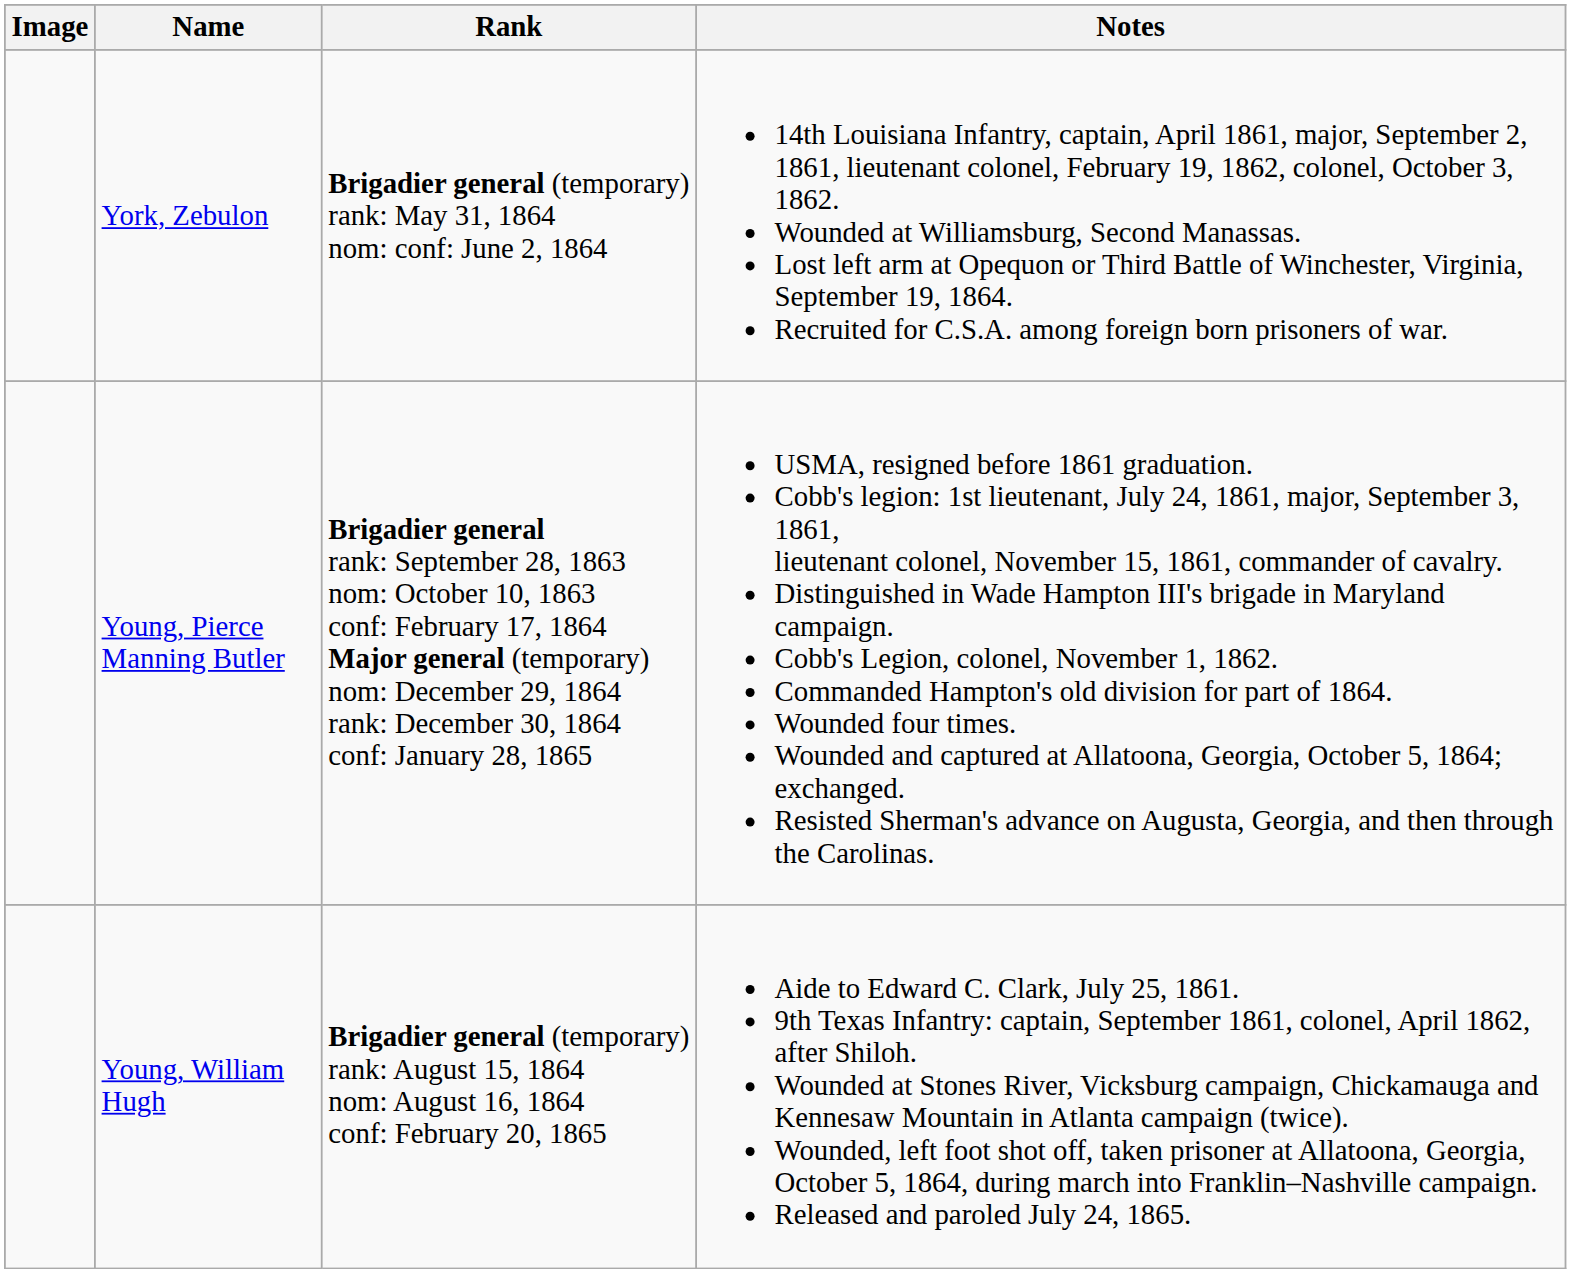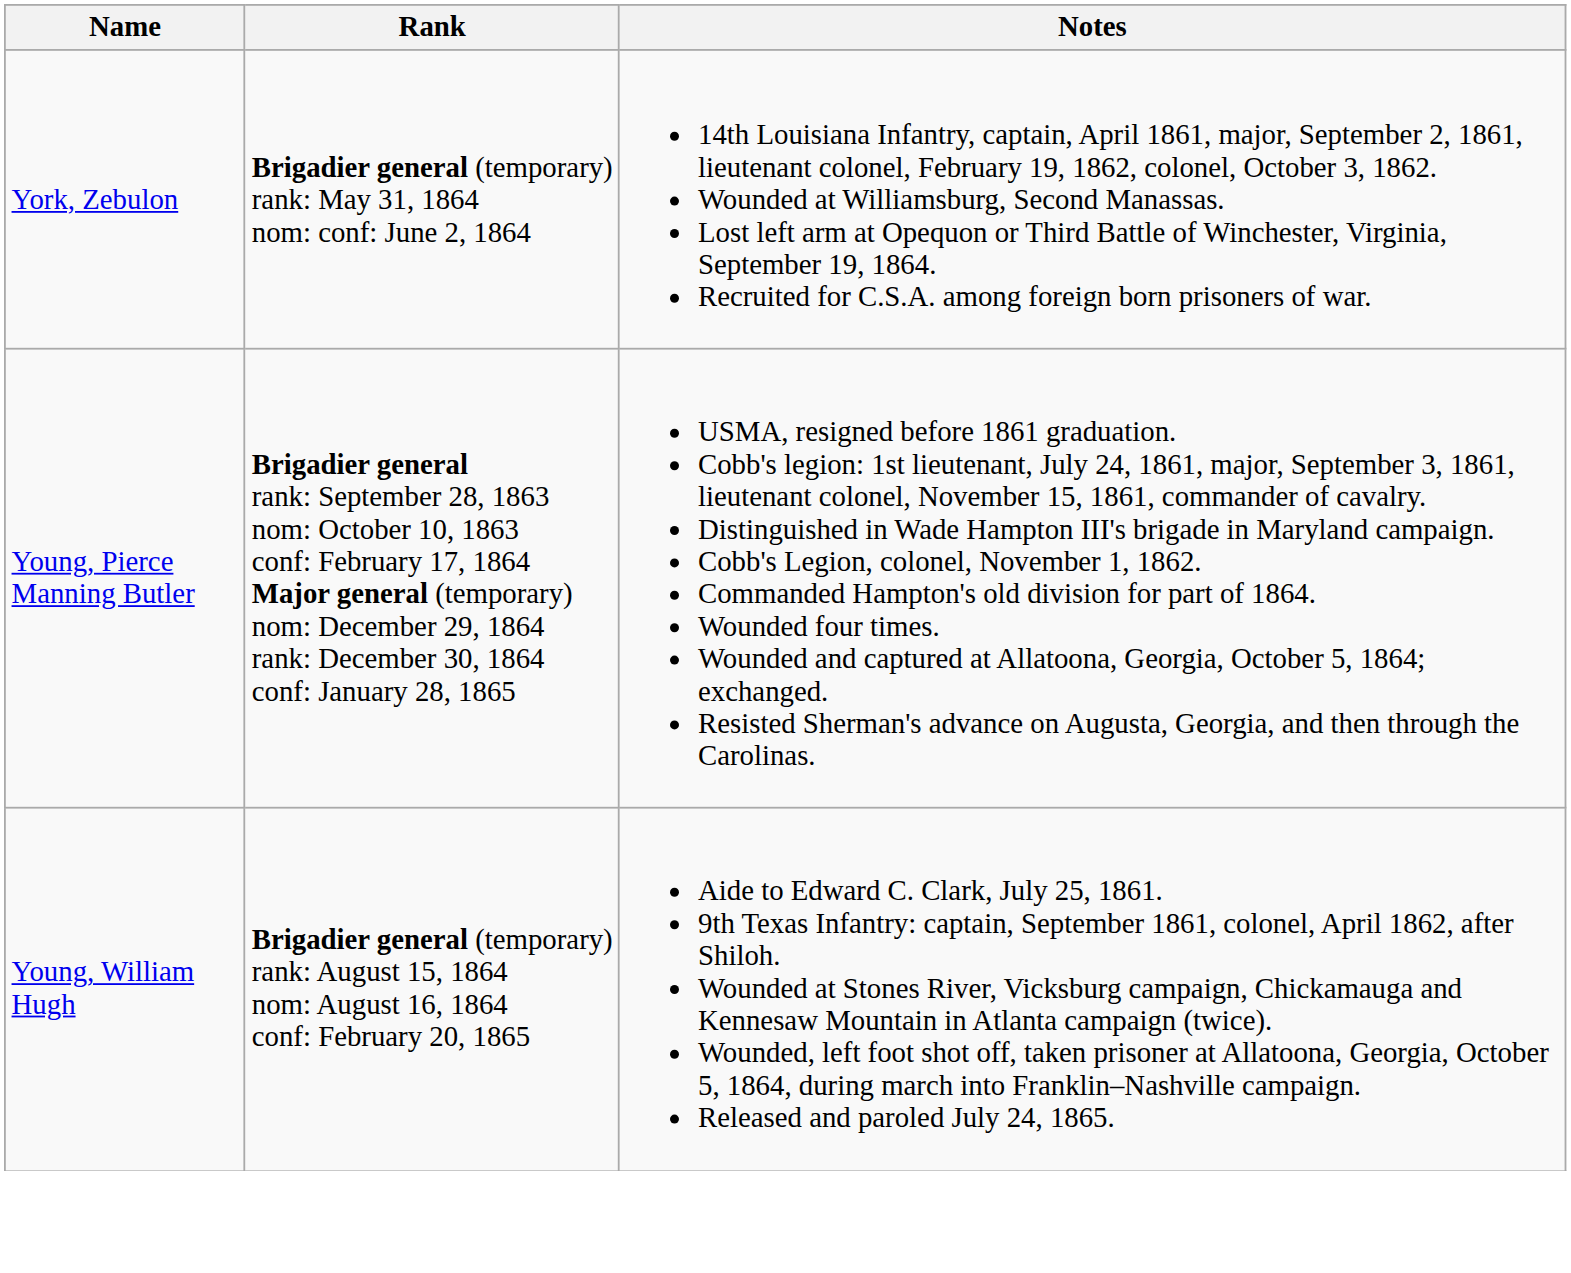- column: (50, 27)
